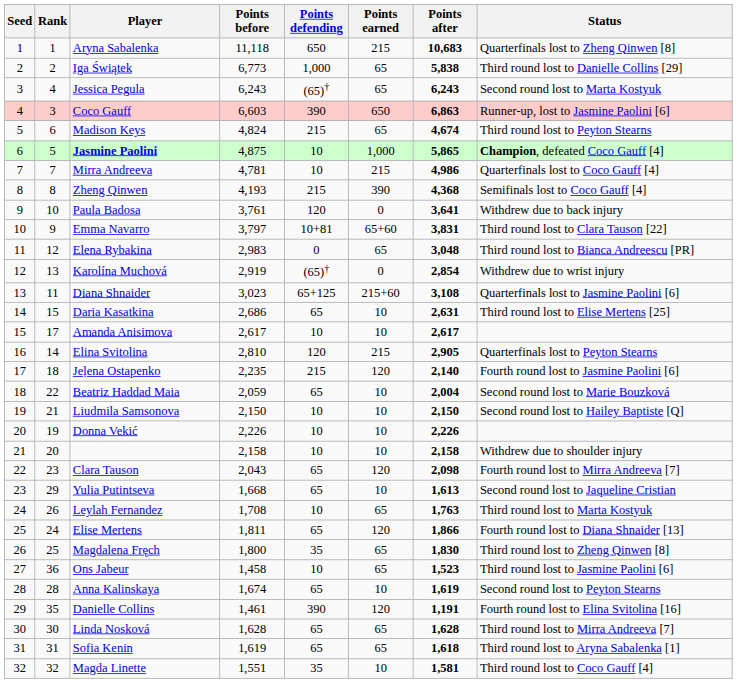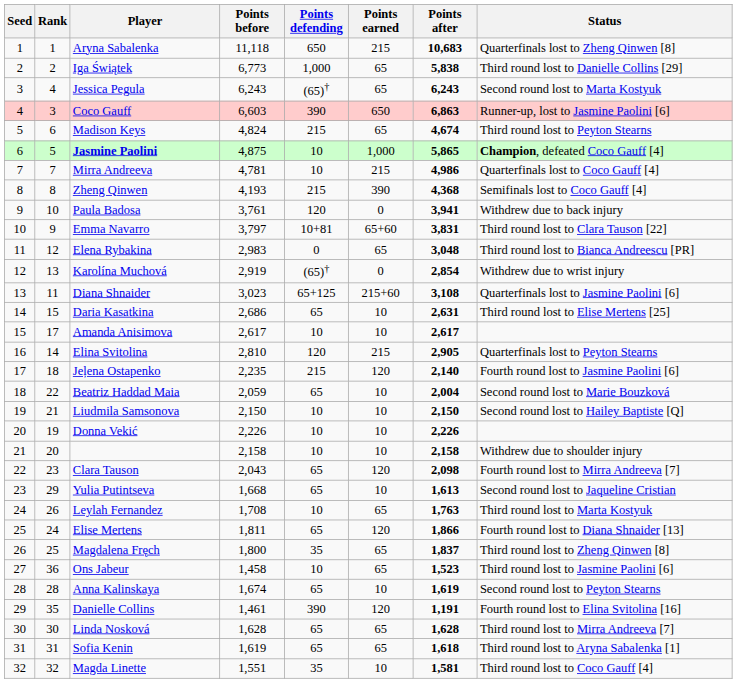(445, 209) 3,641 -> (445, 209) 3,941
(445, 549) 1,830 -> (445, 549) 1,837
